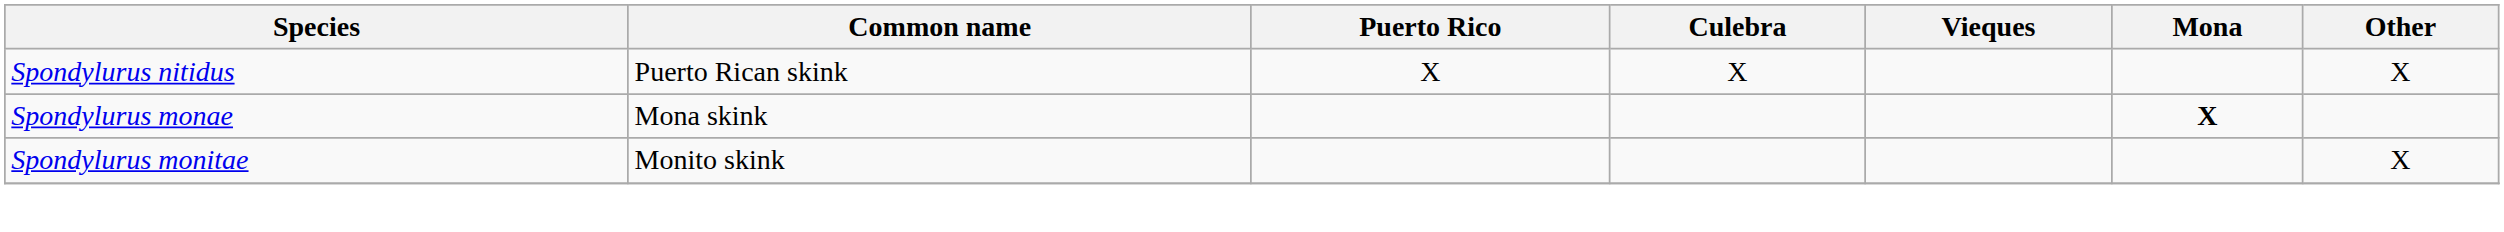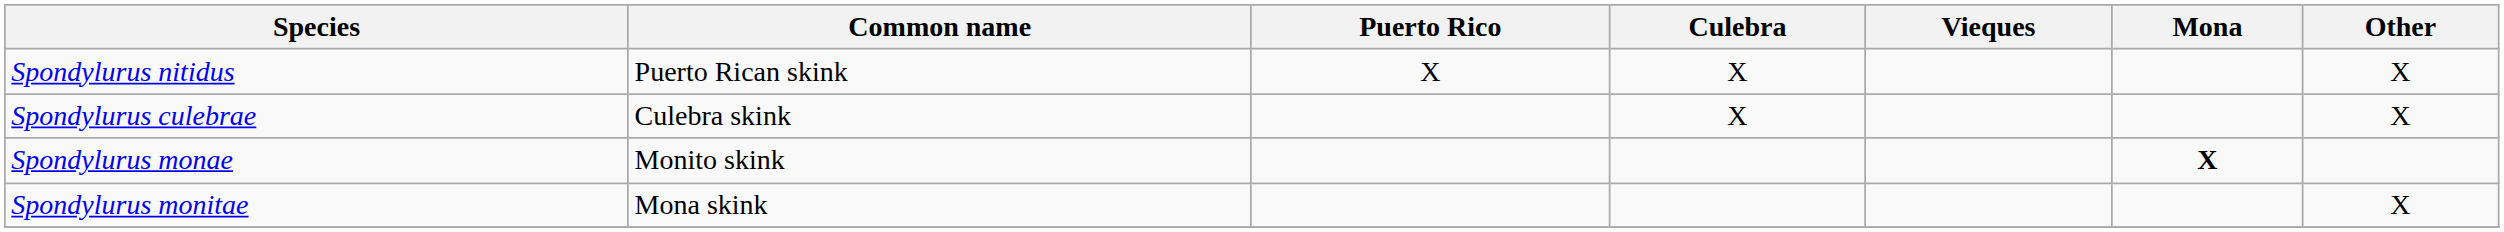+ row: (134, 115)
(701, 115) Mona skink -> (710, 159) Monito skink
(710, 159) Monito skink -> (701, 204) Mona skink
